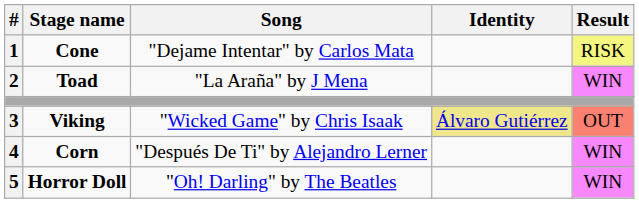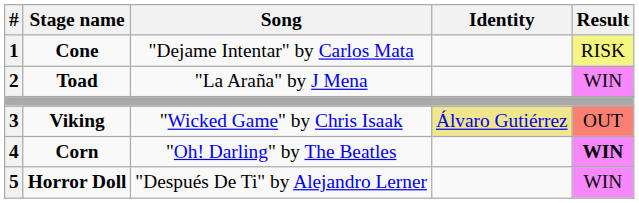(281, 151) "Después De Ti" by Alejandro Lerner -> (281, 151) "Oh! Darling" by The Beatles
(603, 151) normal -> (603, 151) bold
(281, 182) "Oh! Darling" by The Beatles -> (281, 182) "Después De Ti" by Alejandro Lerner
